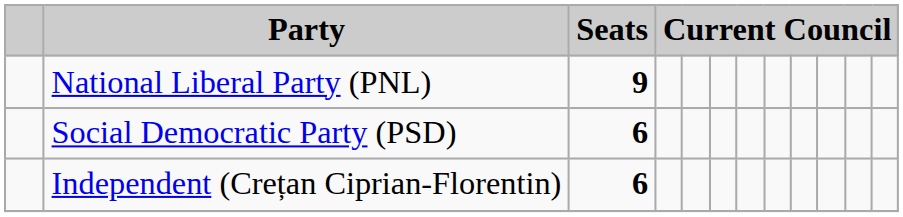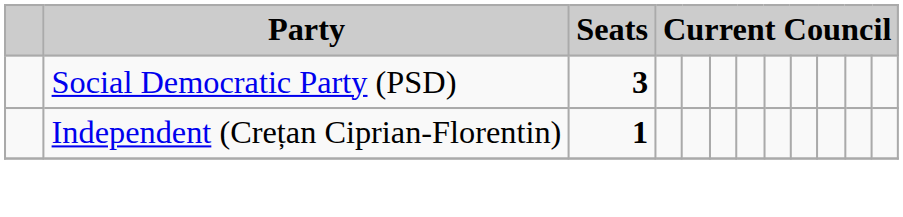- row: (241, 81)
(640, 132) 6 -> (640, 81) 3
(640, 183) 6 -> (640, 132) 1
